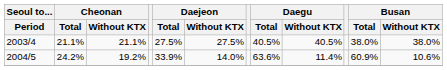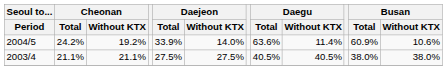rows swapped: (21, 42) <-> (21, 57)
